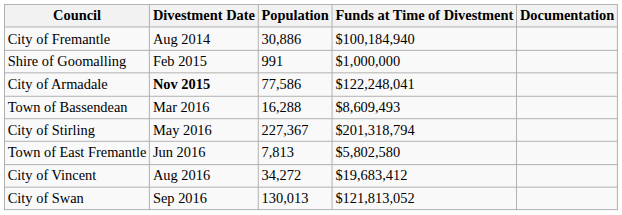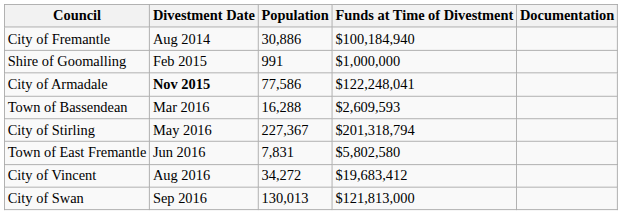(368, 107) $8,609,493 -> (368, 107) $2,609,593
(278, 152) 7,813 -> (278, 152) 7,831
(375, 198) $121,813,052 -> (375, 198) $121,813,000
